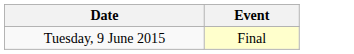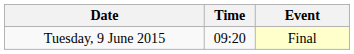+ column: (230, 15)
